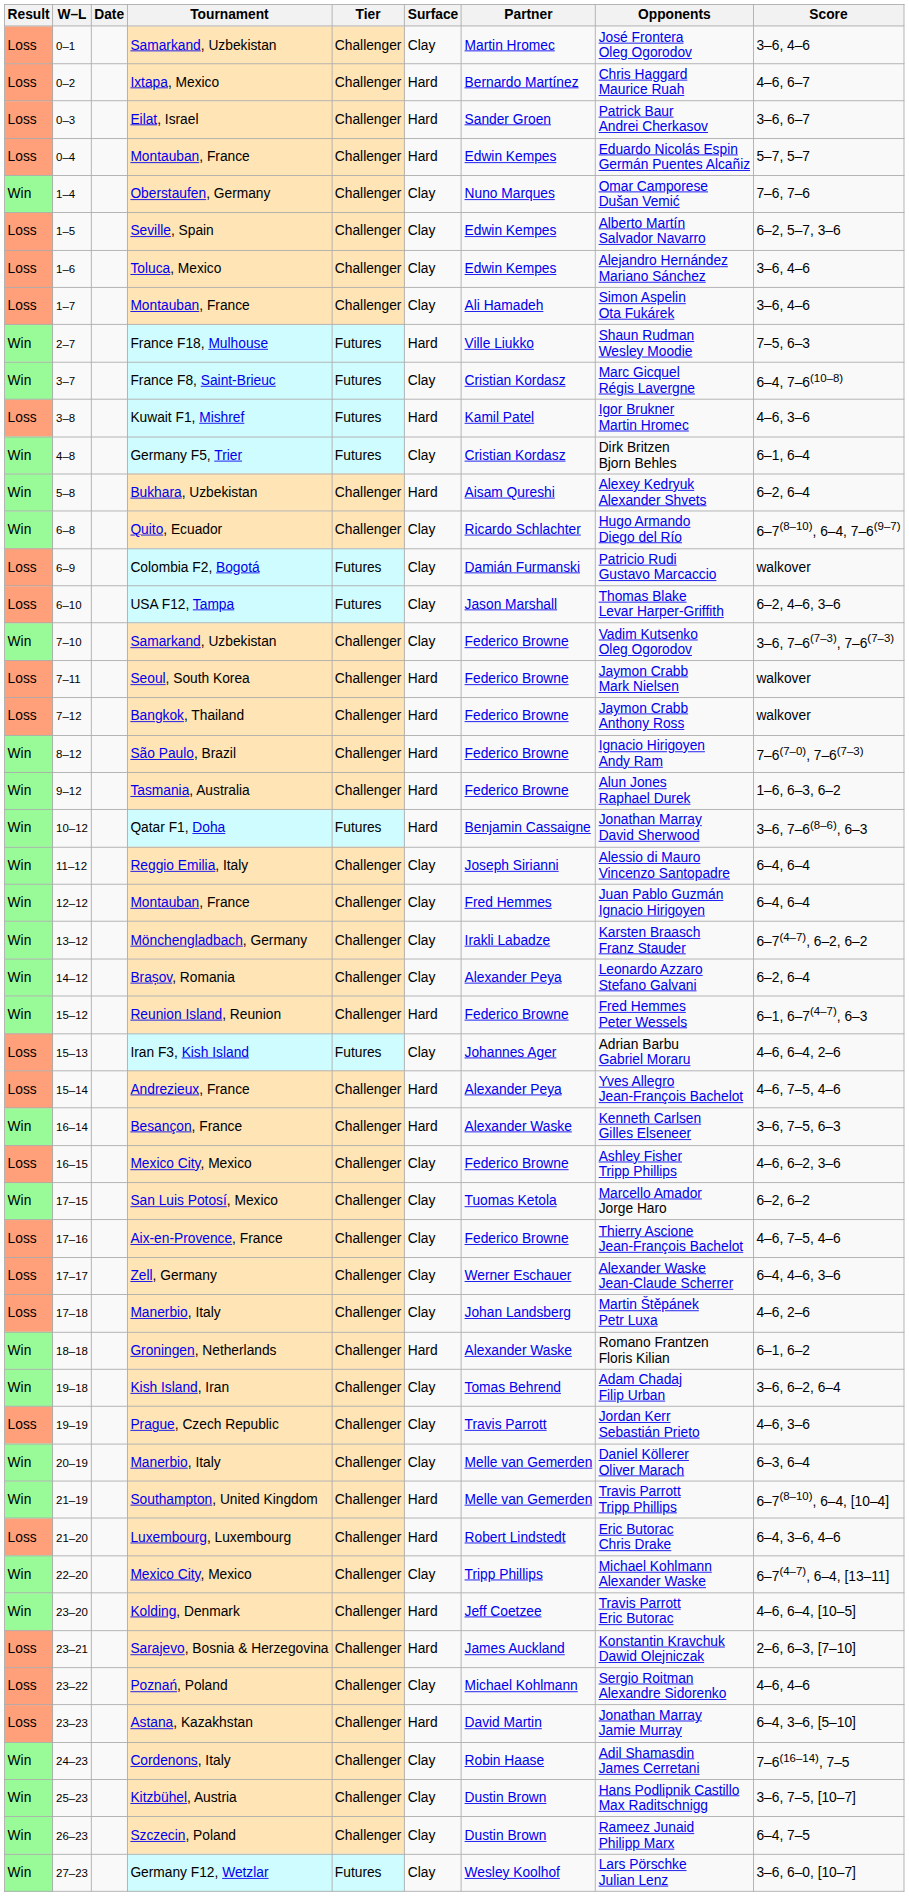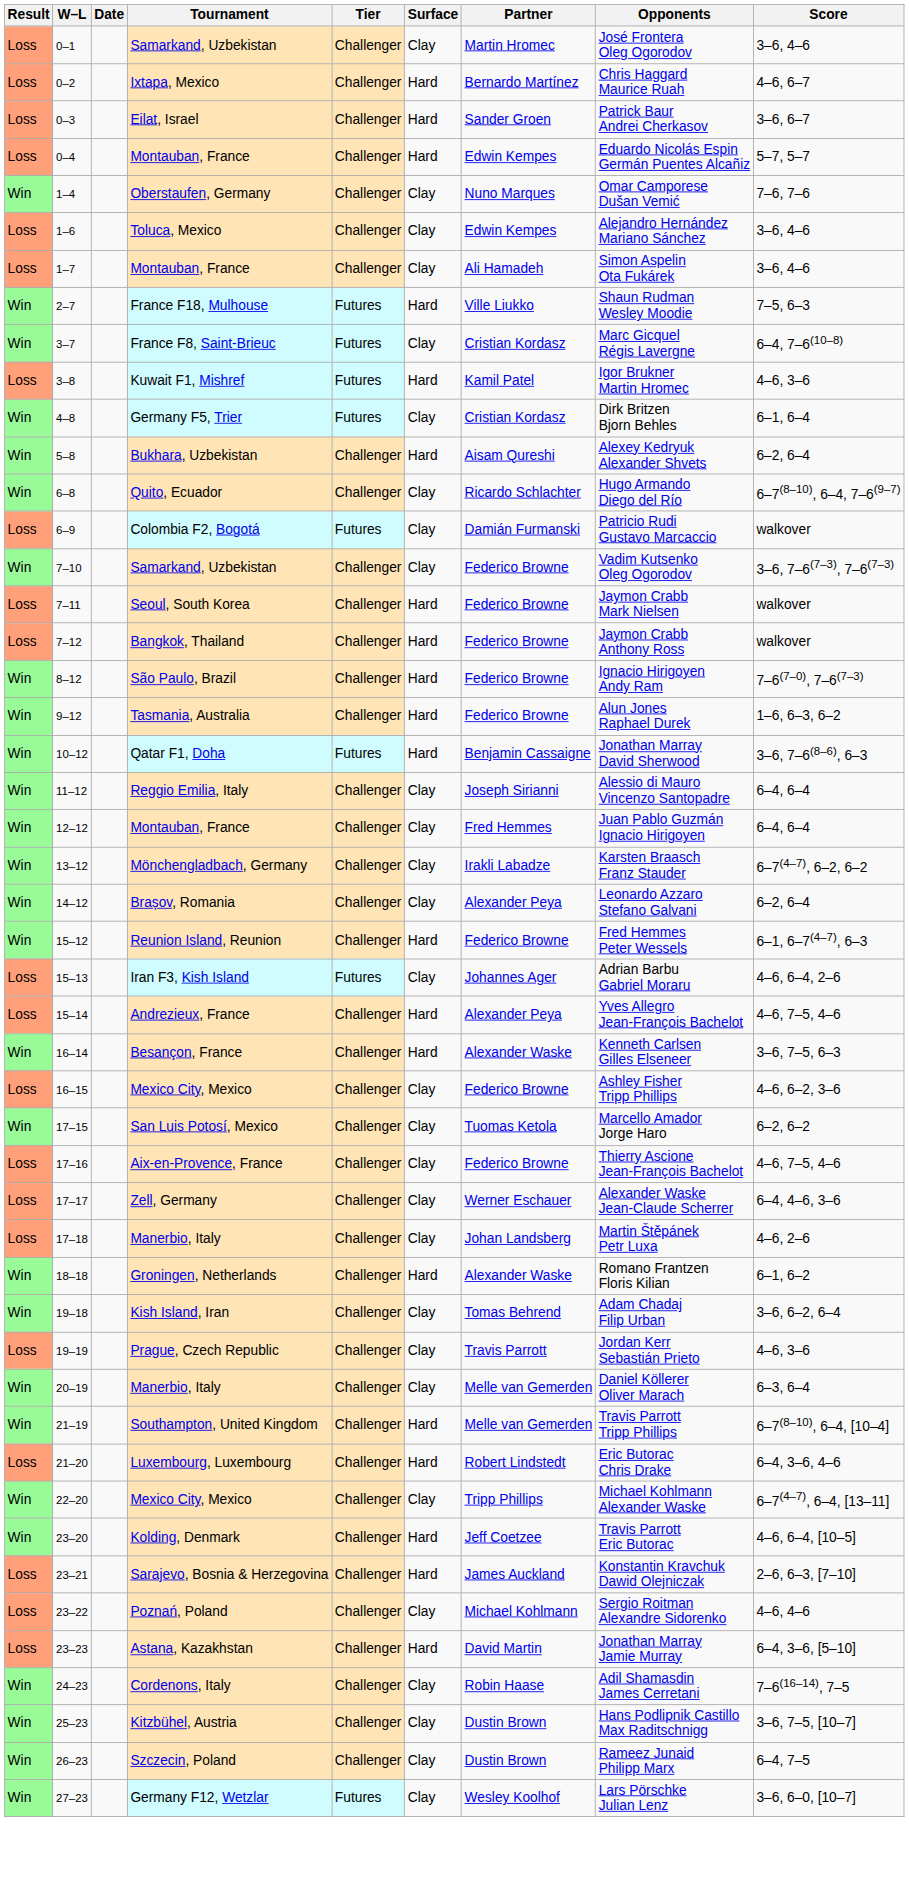- row: (66, 232)
- row: (69, 605)
